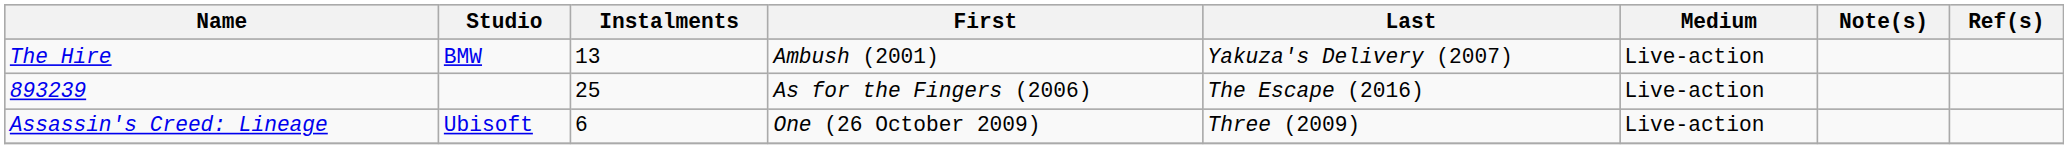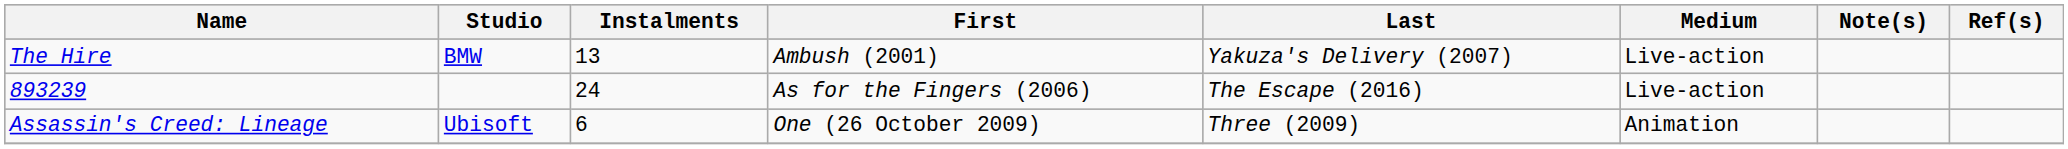(588, 91) 25 -> (588, 91) 24
(1695, 126) Live-action -> (1682, 126) Animation
